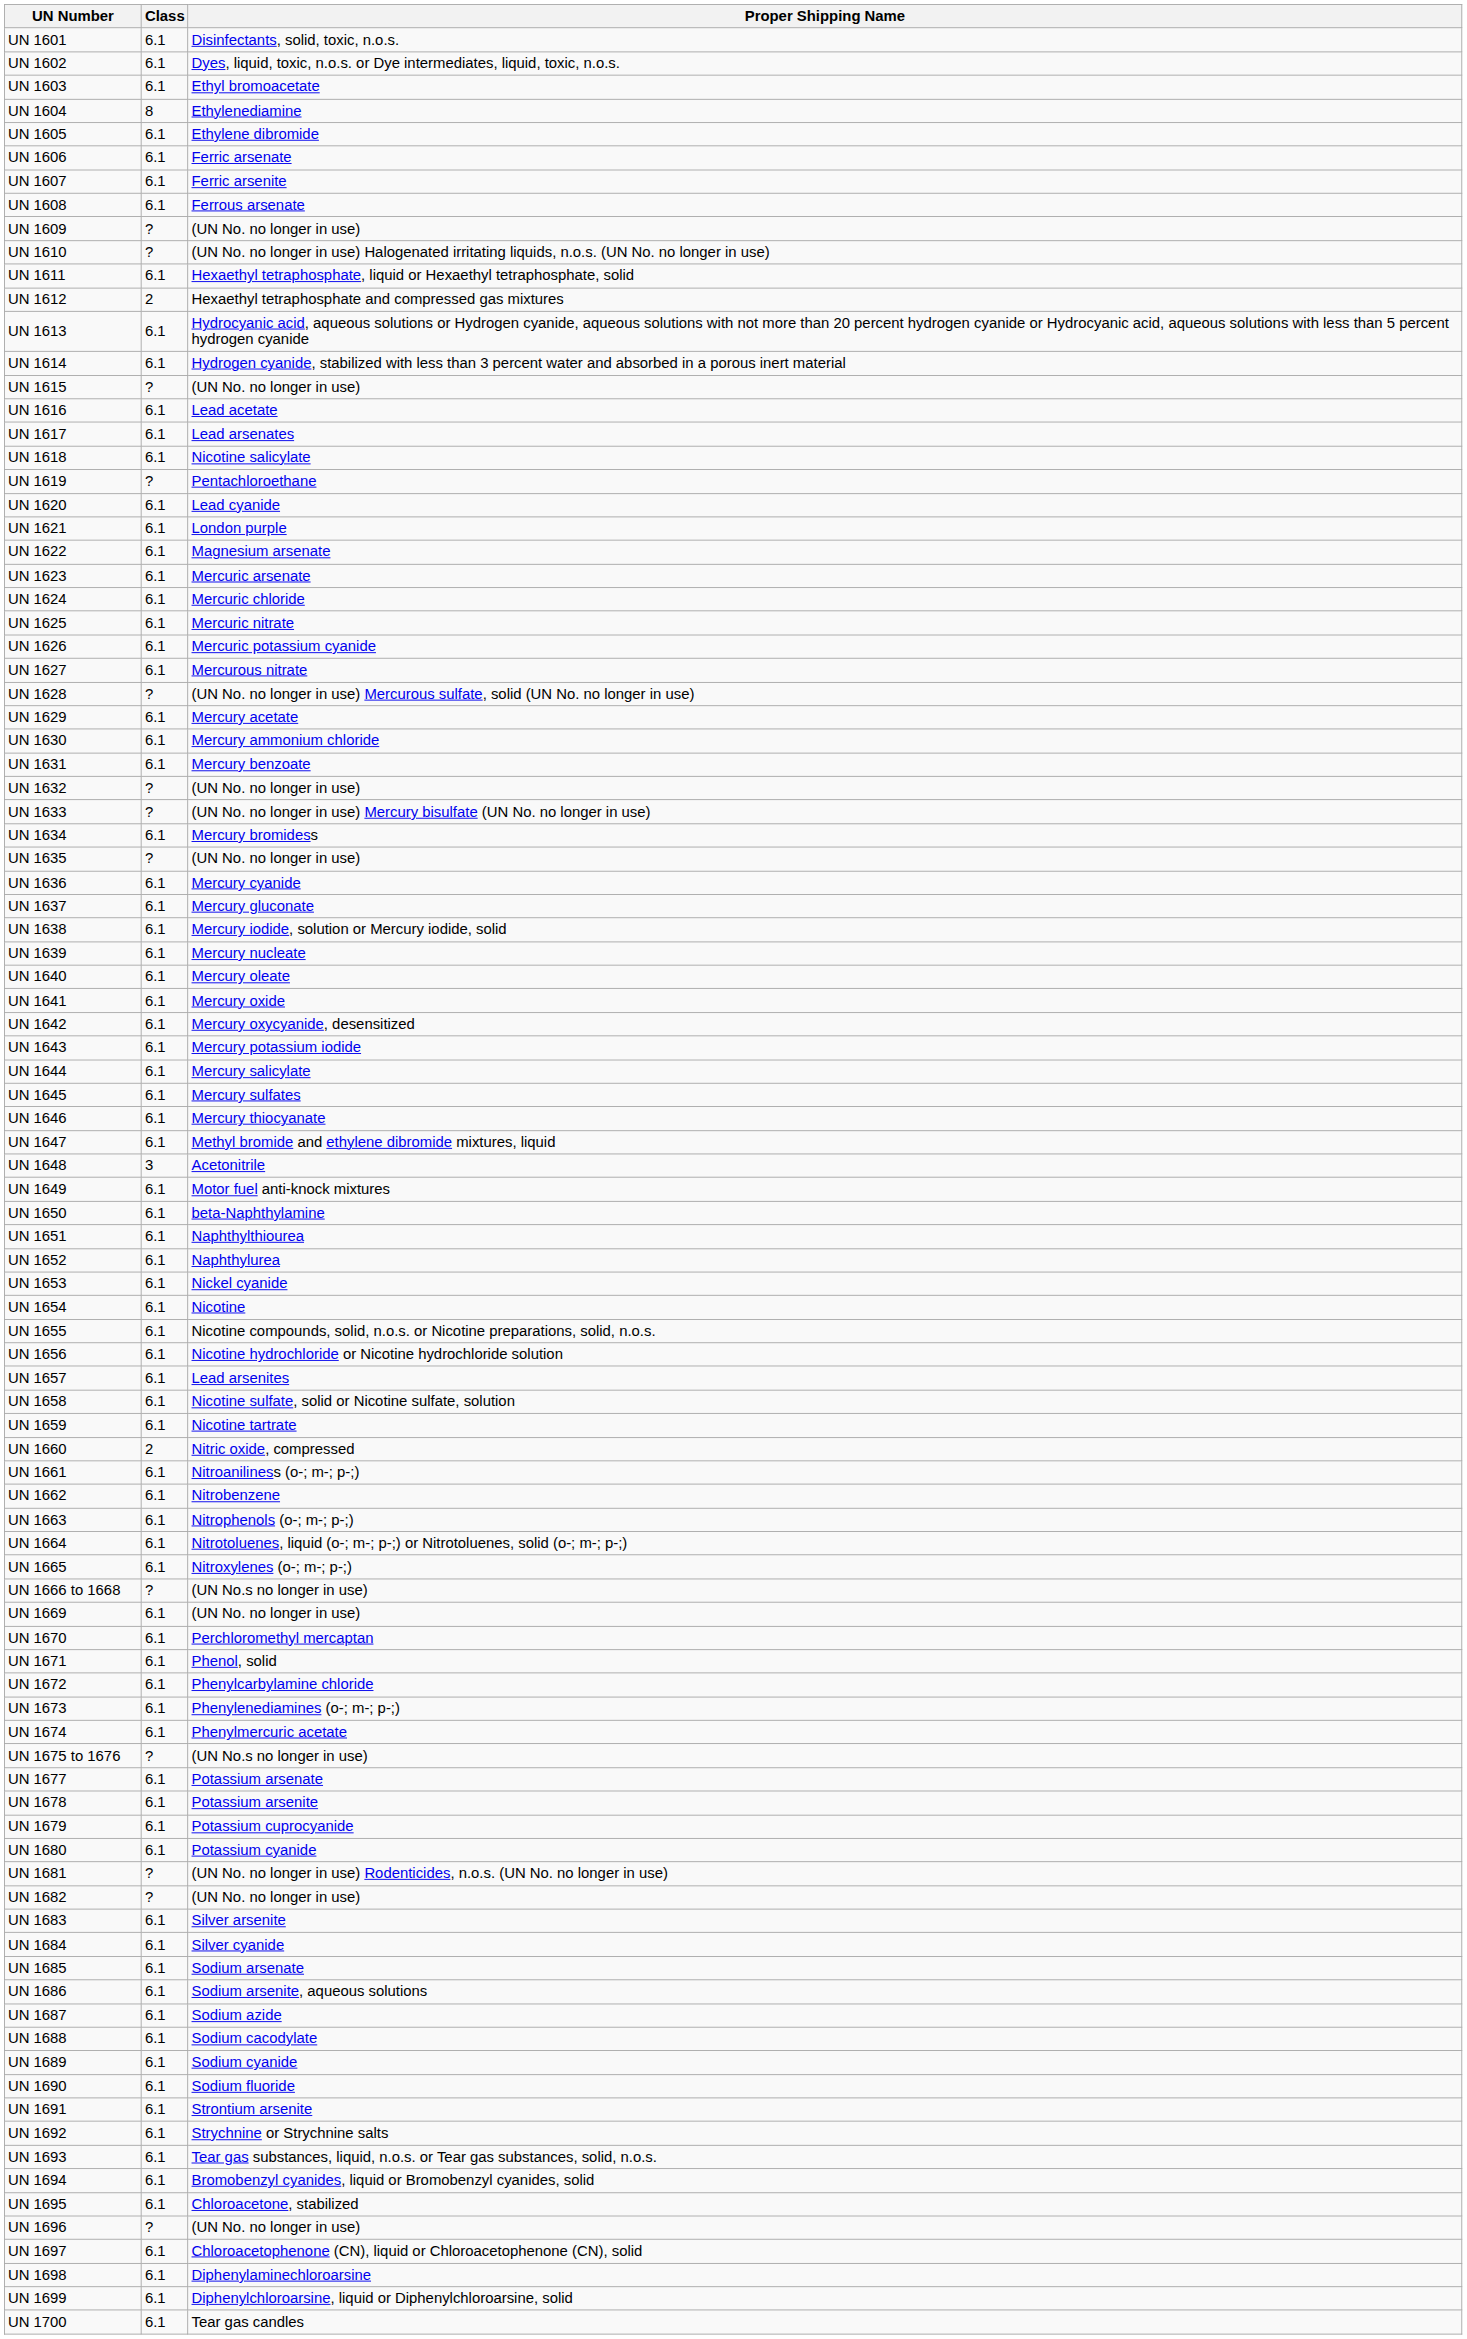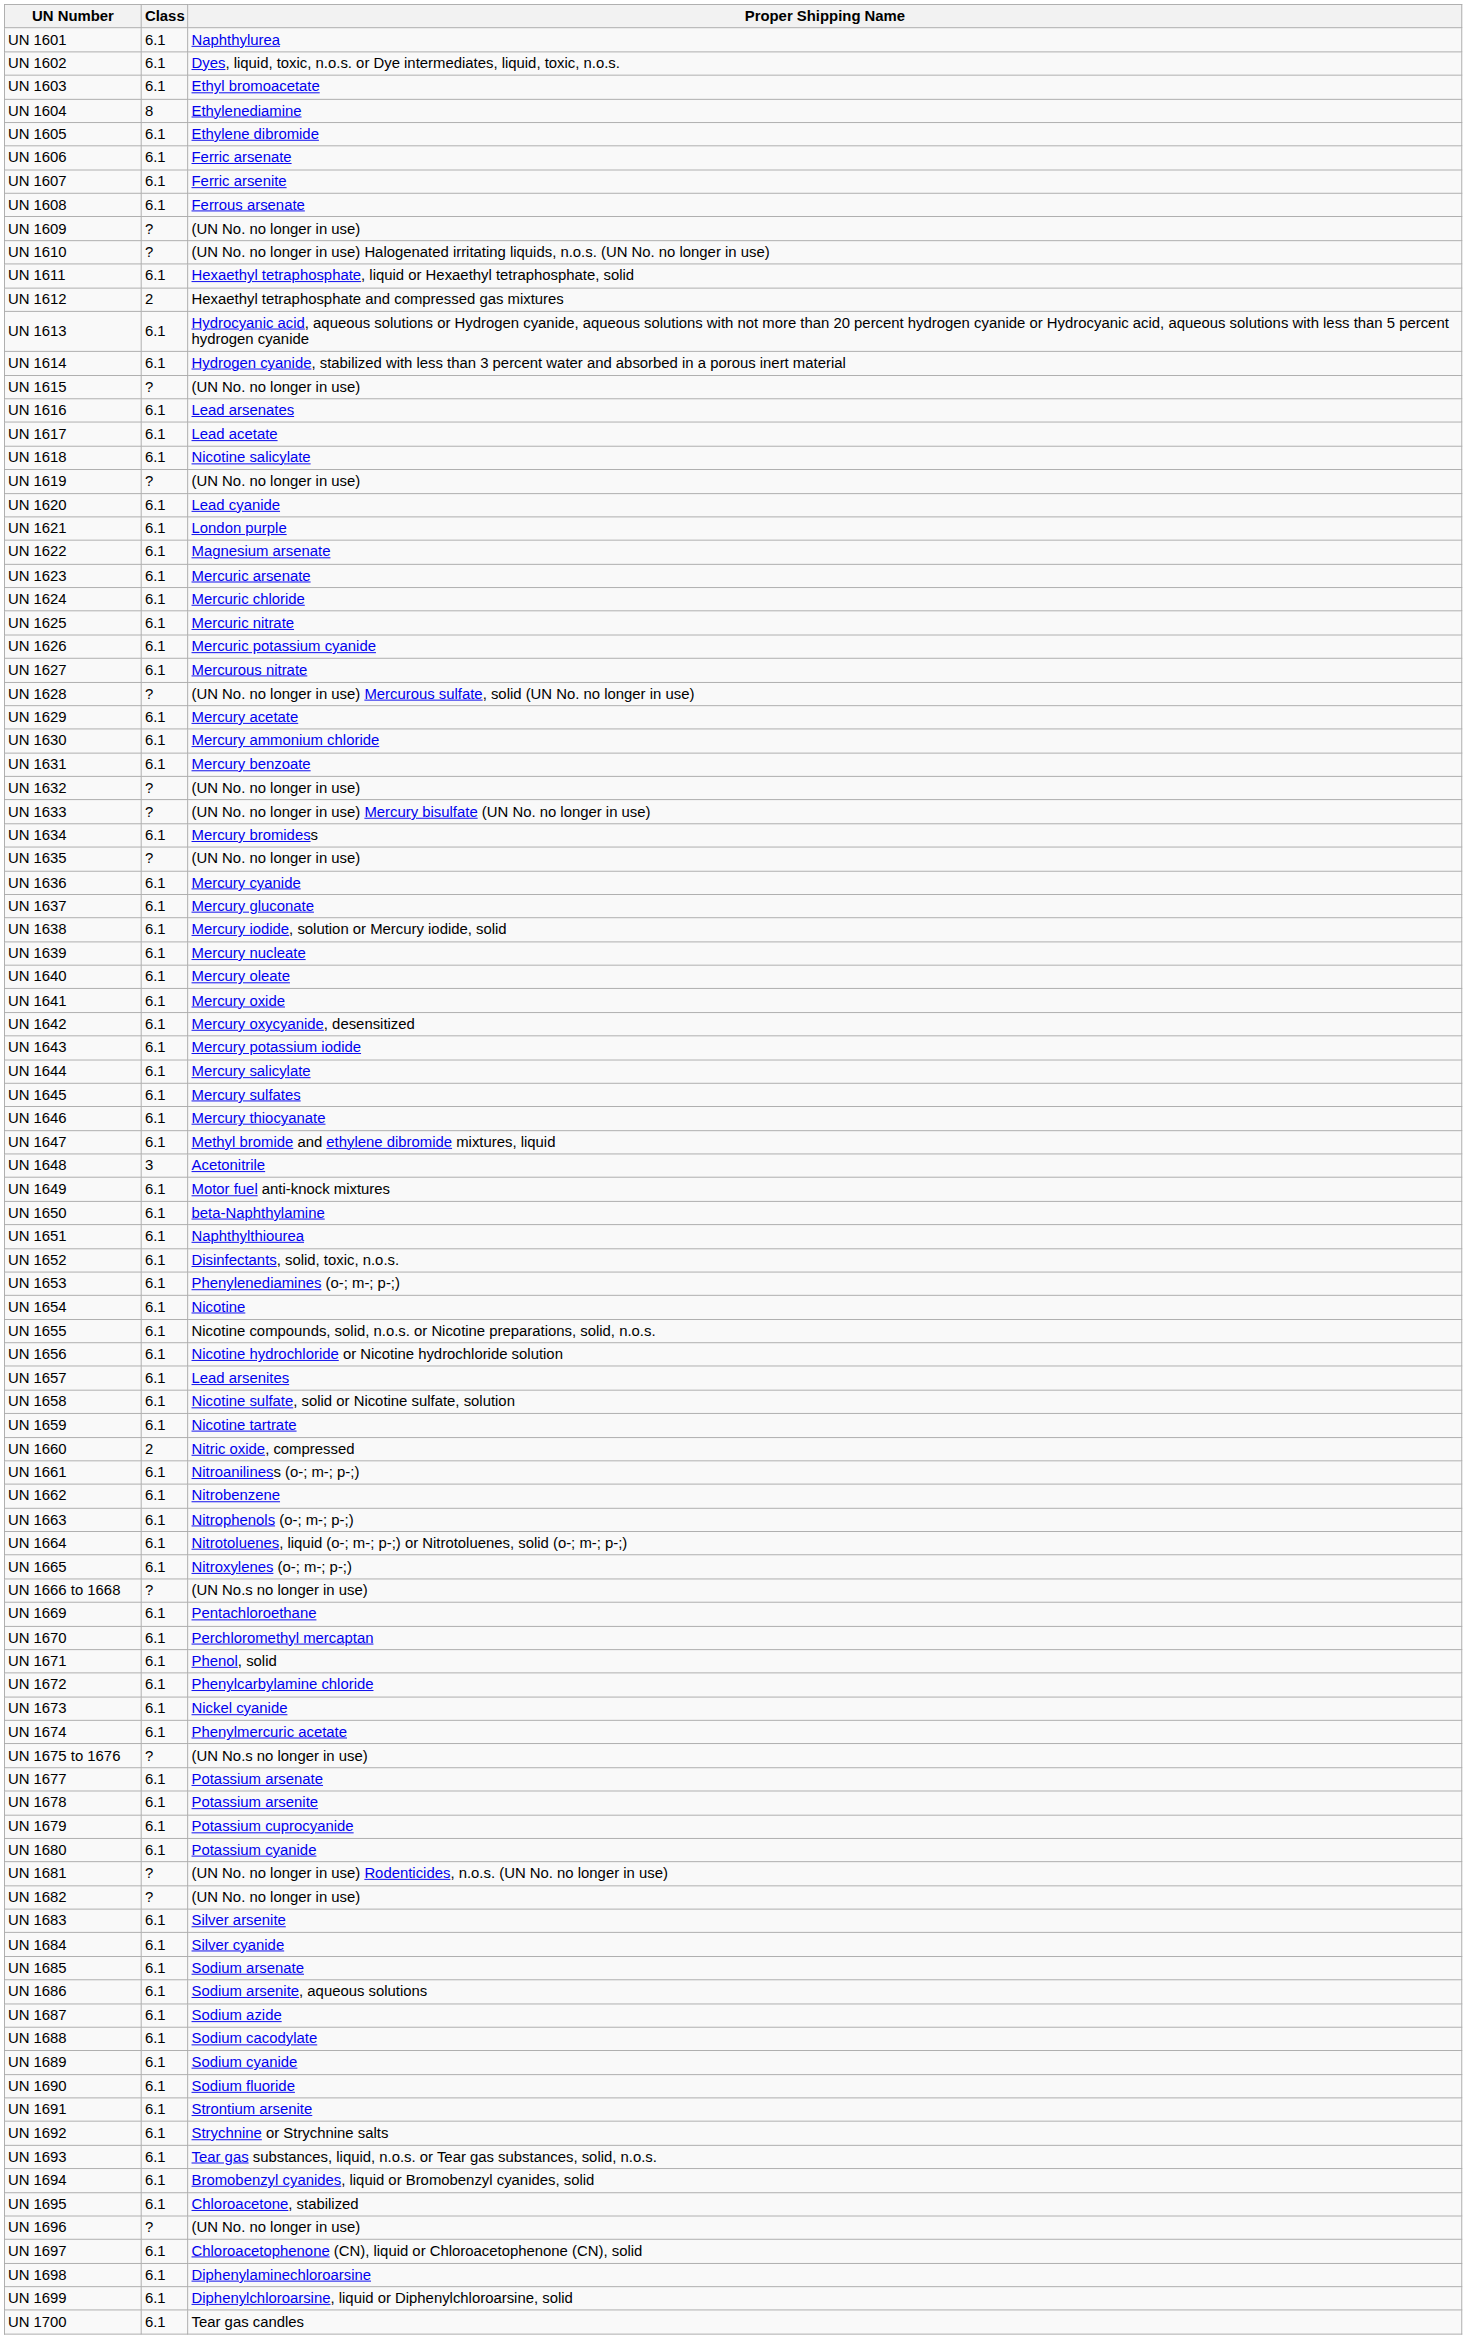(295, 39) Disinfectants, solid, toxic, n.o.s. -> (236, 39) Naphthylurea
(235, 410) Lead acetate -> (243, 410) Lead arsenates
(243, 434) Lead arsenates -> (235, 434) Lead acetate
(254, 481) Pentachloroethane -> (276, 481) (UN No. no longer in use)
(236, 1260) Naphthylurea -> (295, 1260) Disinfectants, solid, toxic, n.o.s.
(239, 1283) Nickel cyanide -> (296, 1283) Phenylenediamines (o-; m-; p-;)
(276, 1614) (UN No. no longer in use) -> (254, 1614) Pentachloroethane
(296, 1708) Phenylenediamines (o-; m-; p-;) -> (239, 1708) Nickel cyanide
